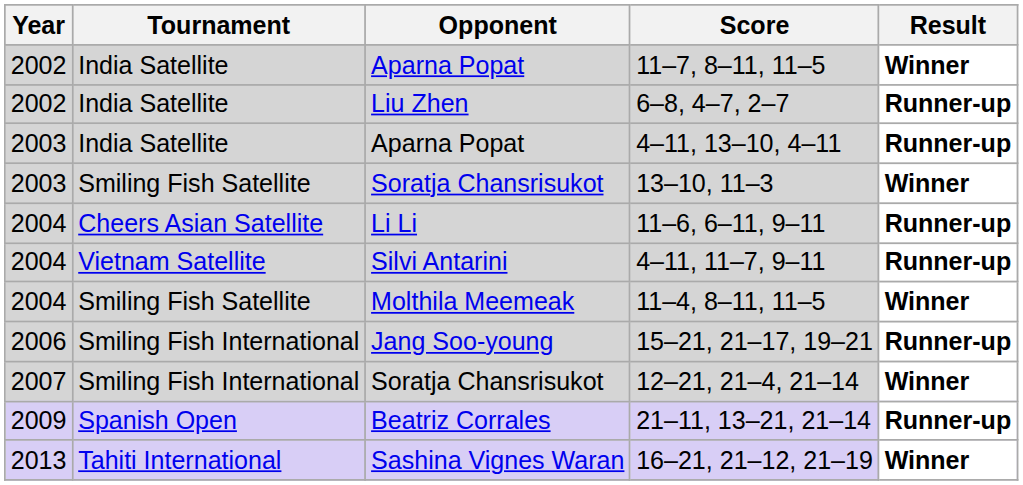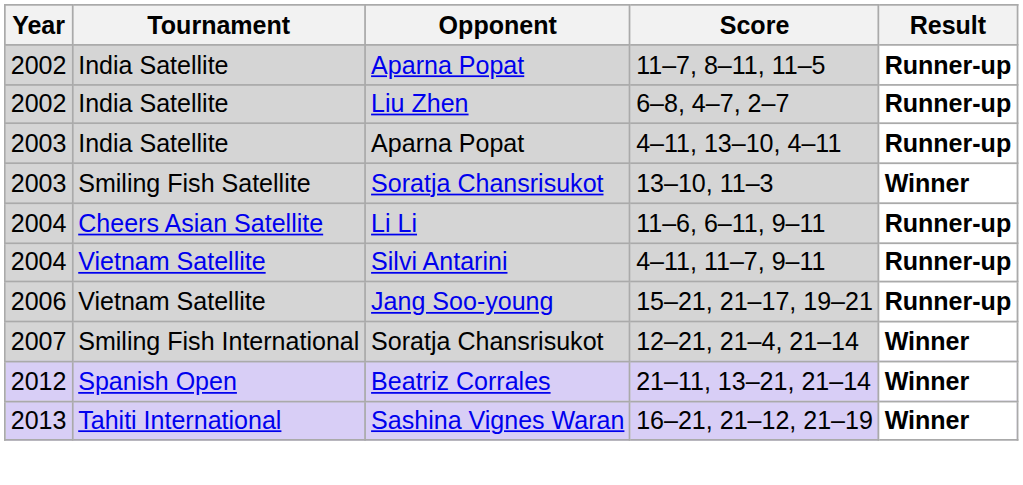(927, 65) Winner -> (948, 65) Runner-up
- row: (731, 302)
(219, 342) Smiling Fish International -> (172, 302) Vietnam Satellite
(39, 421) 2009 -> (39, 381) 2012
(948, 421) Runner-up -> (927, 381) Winner
